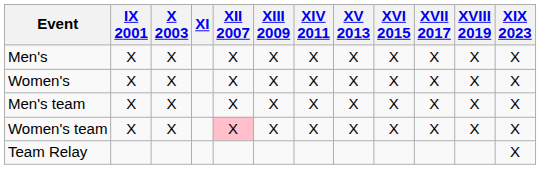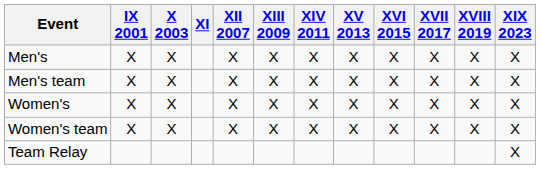rows swapped: (39, 81) <-> (47, 104)
(233, 128) pink background -> (233, 128) no background
